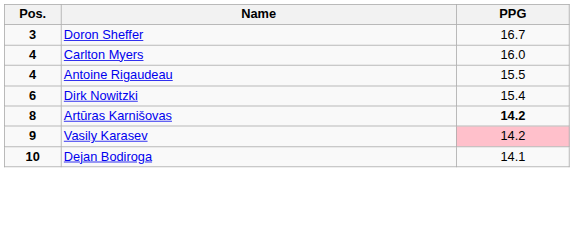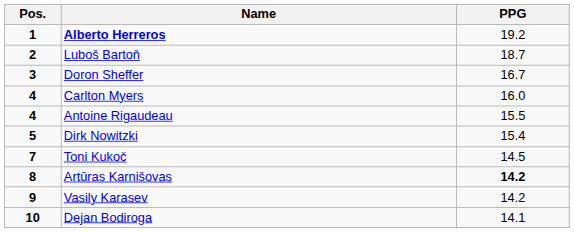+ row: (115, 34)
+ row: (102, 55)
(33, 95) 6 -> (33, 136) 5
+ row: (95, 156)
(513, 136) pink background -> (513, 197) no background
